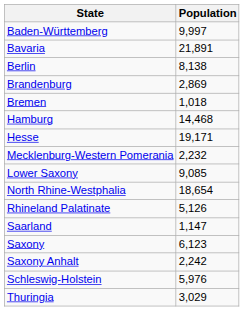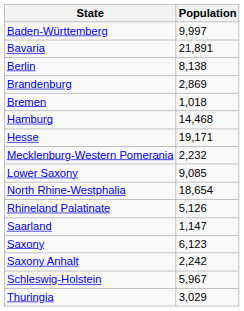(193, 279) 5,976 -> (193, 279) 5,967
